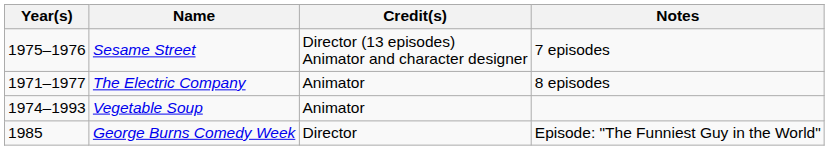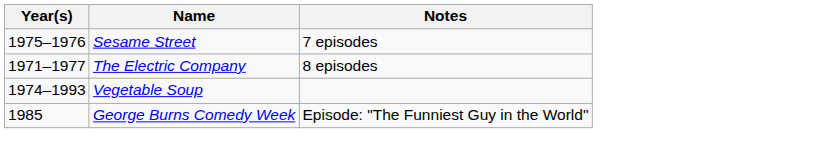- column: (415, 16)
